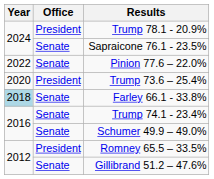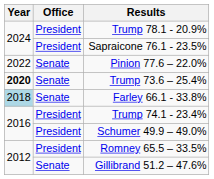(53, 47) Senate -> (58, 47) President
(19, 81) normal -> (19, 81) bold
(58, 81) President -> (53, 81) Senate
(53, 115) Senate -> (58, 115) President
(53, 132) Senate -> (58, 132) President
